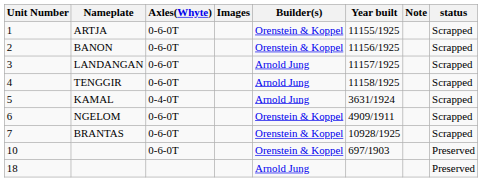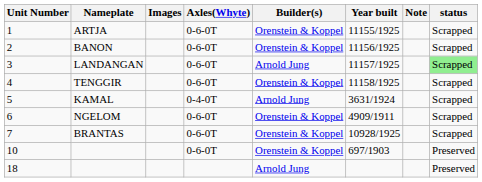columns swapped: (180, 13) <-> (233, 13)
(452, 64) no background -> (452, 64) lightgreen background
(282, 82) Arnold Jung -> (299, 82) Orenstein & Koppel
